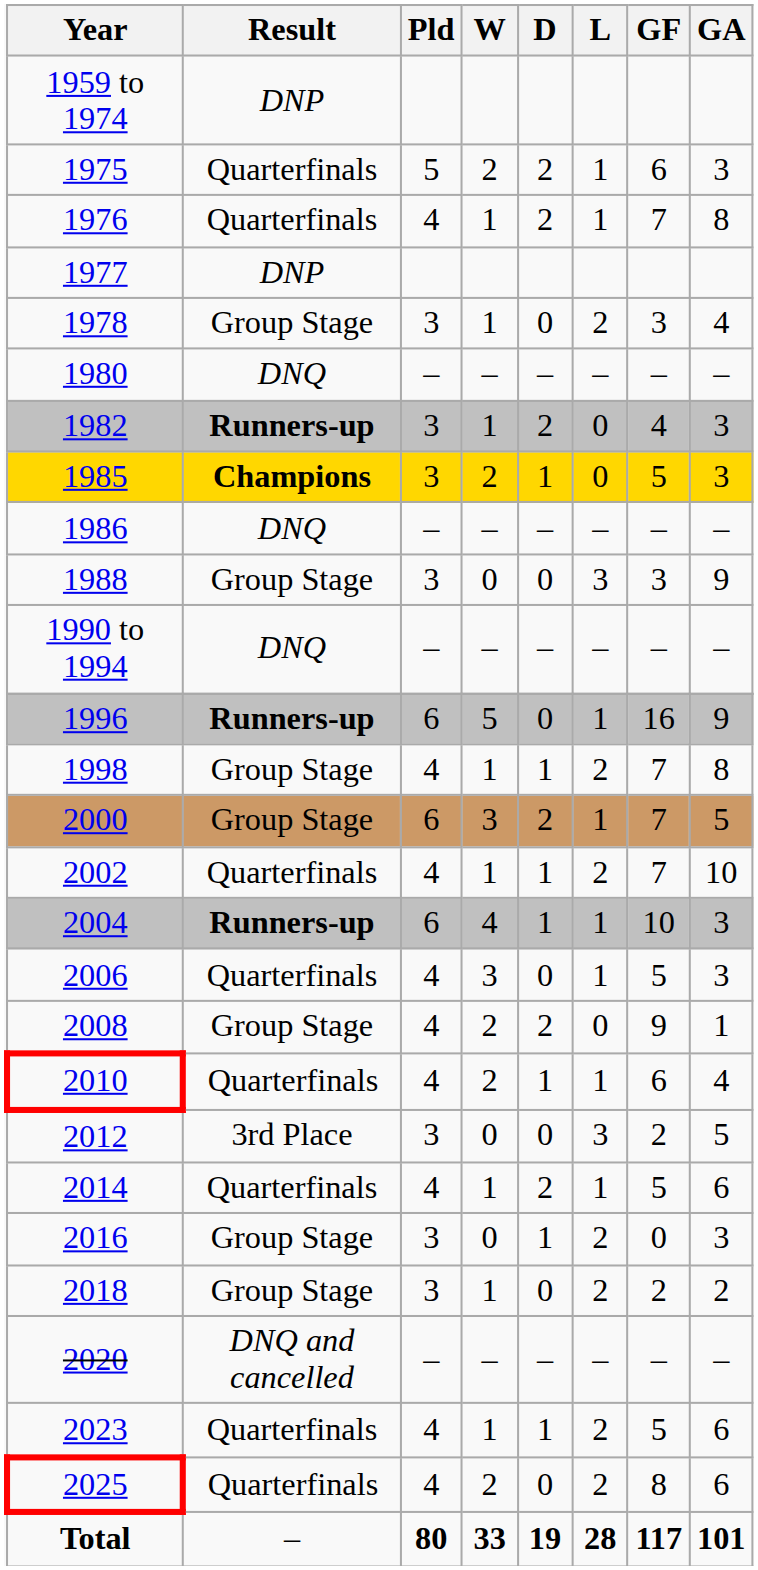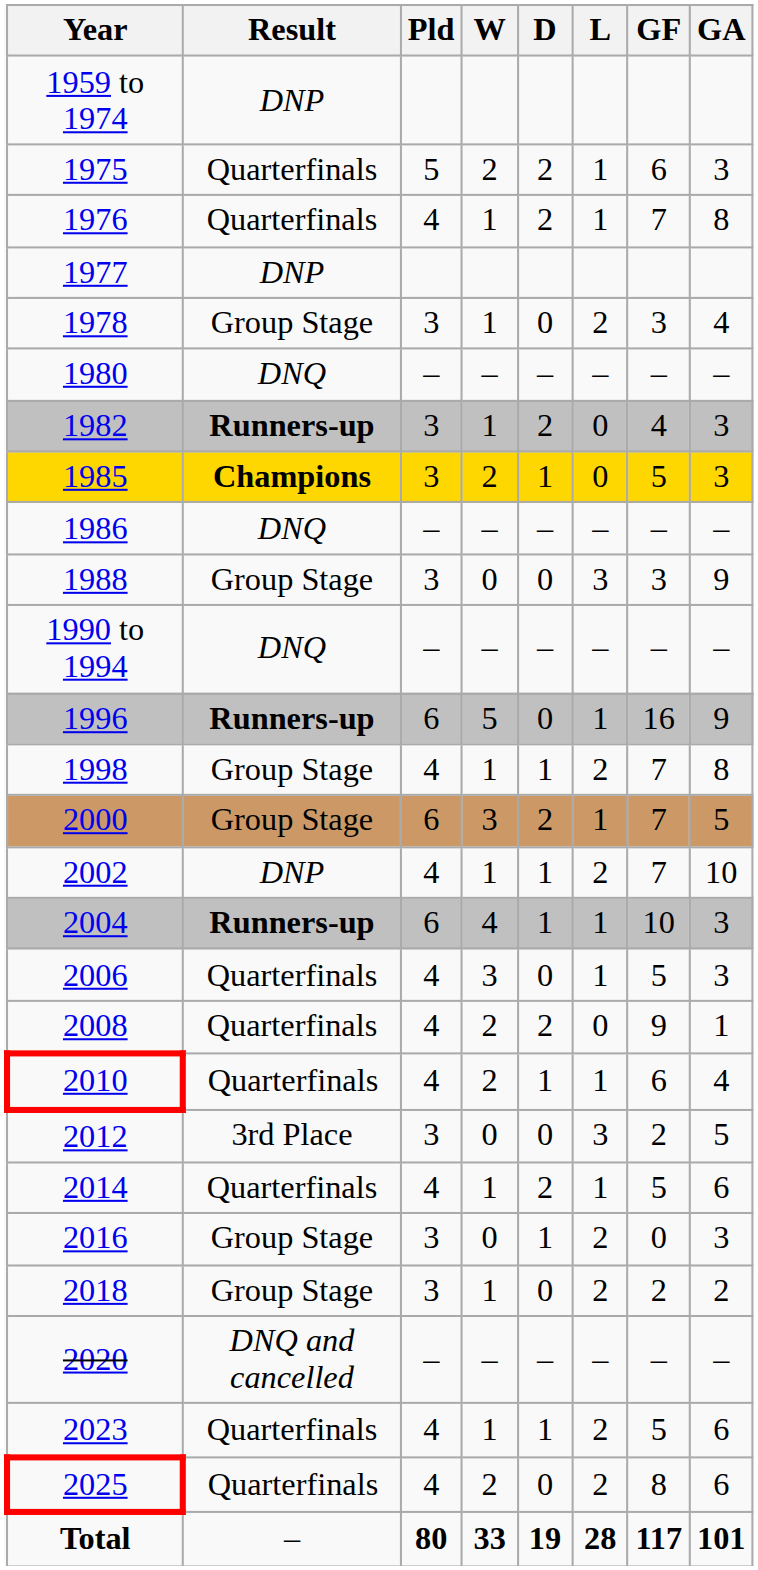(292, 871) Quarterfinals -> (292, 871) DNP
(292, 1026) Group Stage -> (292, 1026) Quarterfinals
